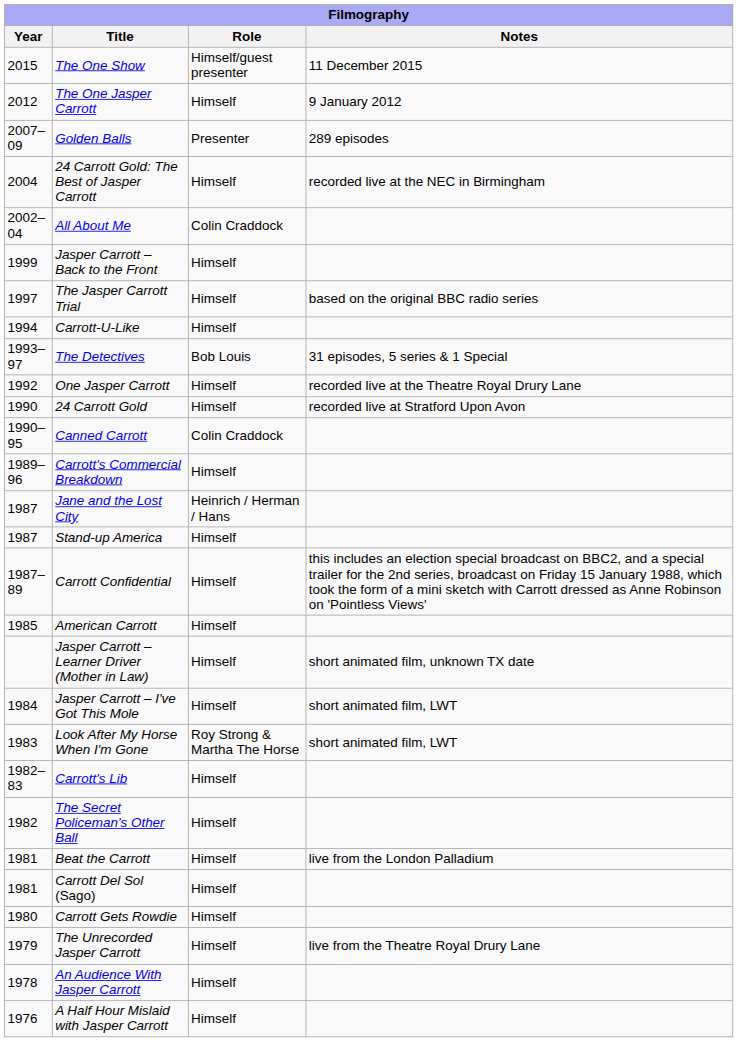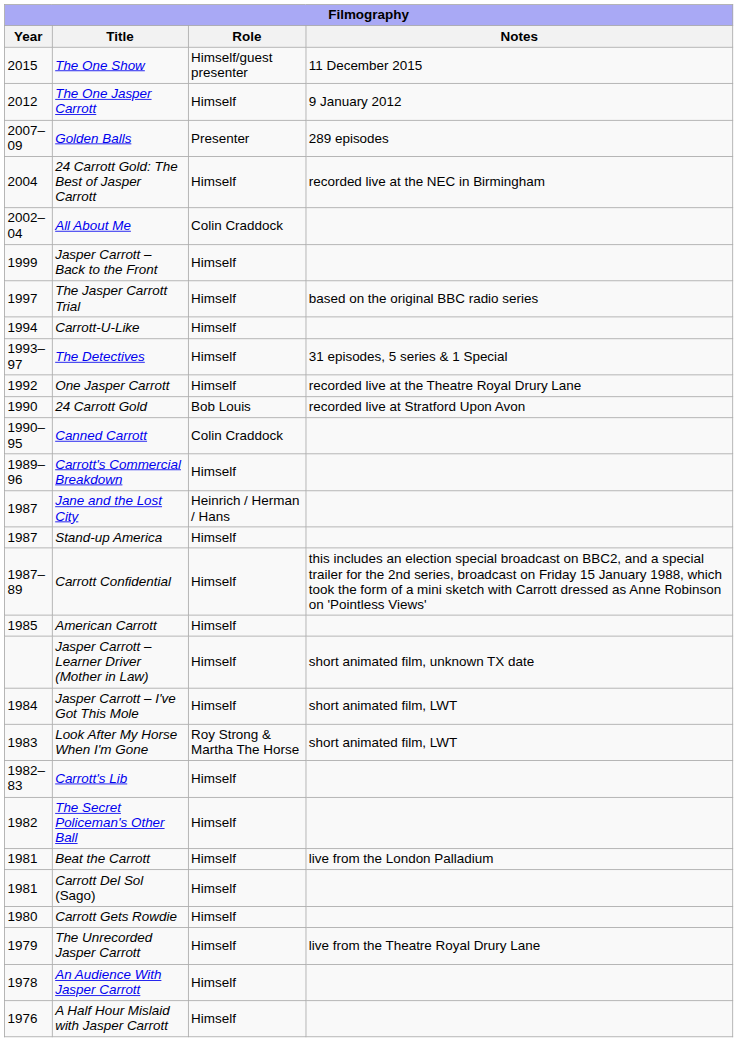(221, 356) Bob Louis -> (213, 356) Himself
(213, 407) Himself -> (221, 407) Bob Louis
